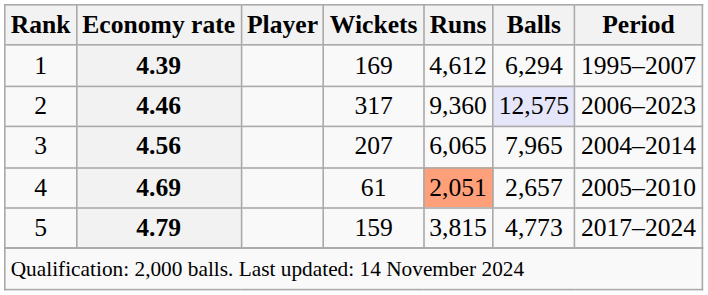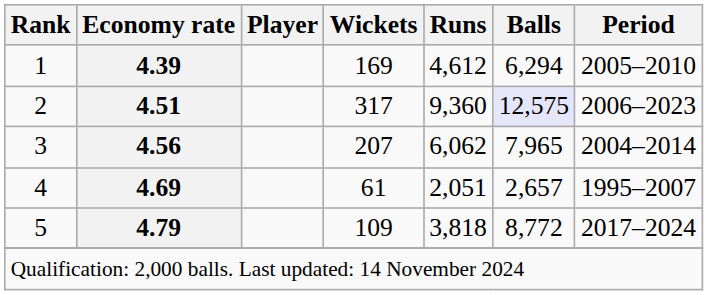(639, 65) 1995–2007 -> (639, 65) 2005–2010
(159, 106) 4.46 -> (159, 106) 4.51
(458, 146) 6,065 -> (458, 146) 6,062
(458, 187) lightsalmon background -> (458, 187) no background
(639, 187) 2005–2010 -> (639, 187) 1995–2007
(374, 227) 159 -> (374, 227) 109
(458, 227) 3,815 -> (458, 227) 3,818
(534, 227) 4,773 -> (534, 227) 8,772
